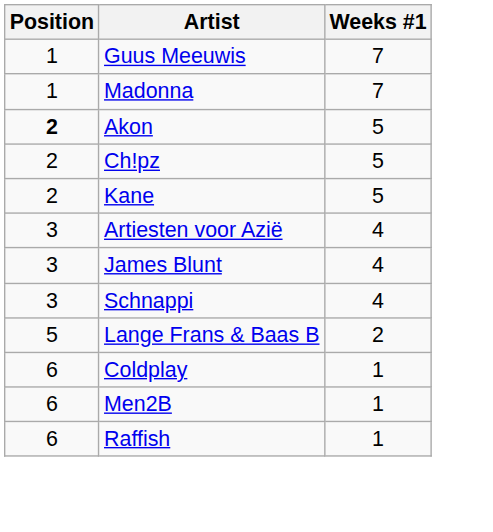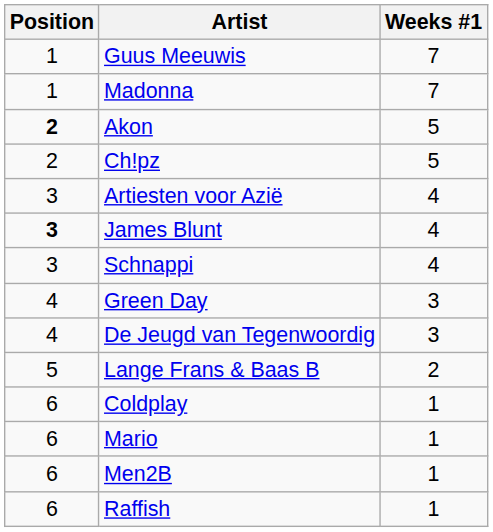- row: (129, 195)
(52, 264) normal -> (52, 229) bold
+ row: (156, 299)
+ row: (240, 334)
+ row: (131, 438)
